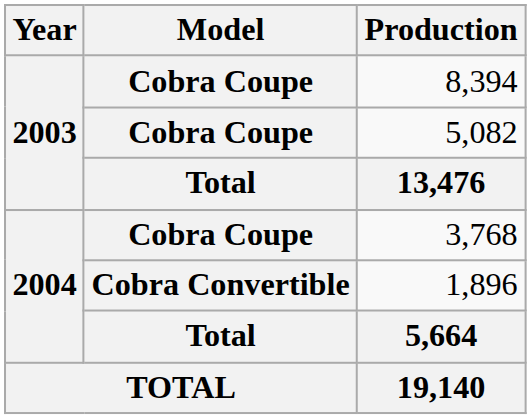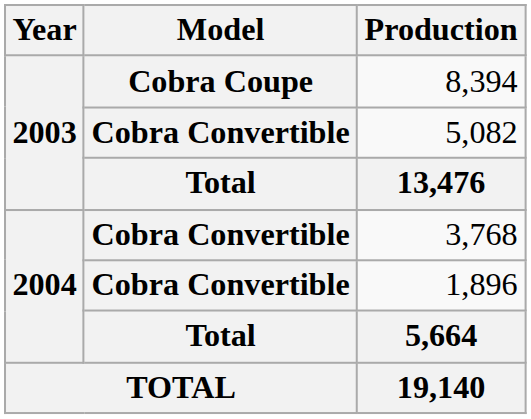(221, 132) Cobra Coupe -> (221, 132) Cobra Convertible
(221, 234) Cobra Coupe -> (221, 234) Cobra Convertible
